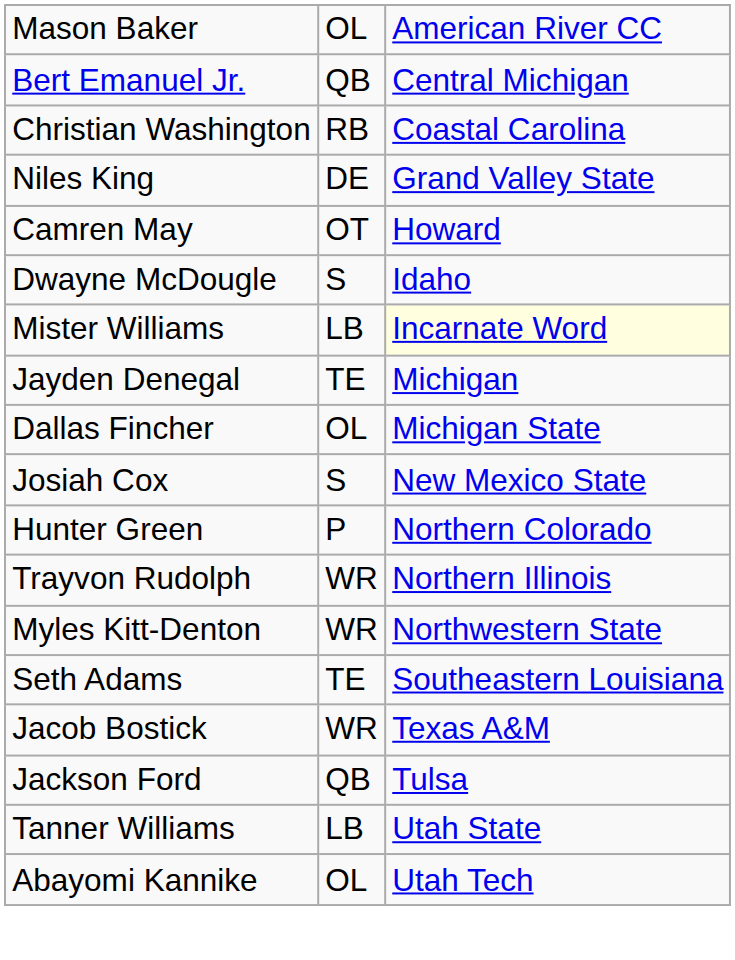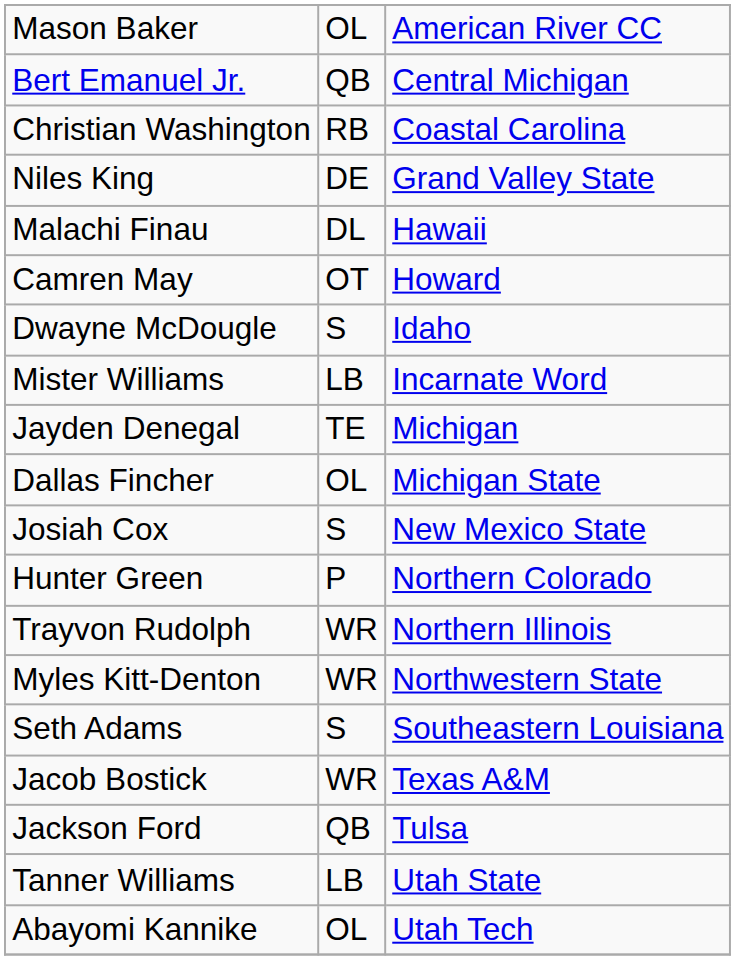+ row: (110, 229)
(500, 329) lightyellow background -> (500, 379) no background
(345, 679) TE -> (336, 729) S
